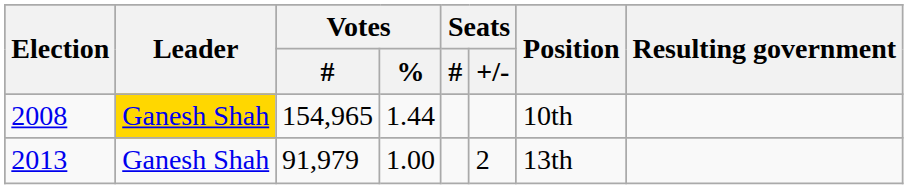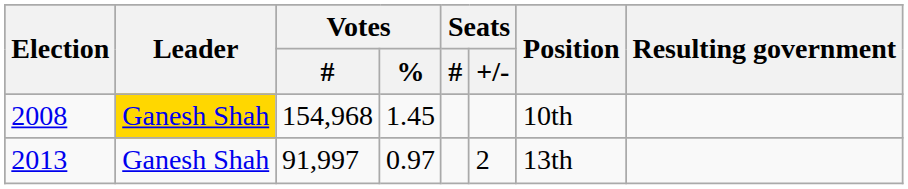(328, 115) 154,965 -> (328, 115) 154,968
(411, 115) 1.44 -> (411, 115) 1.45
(321, 159) 91,979 -> (321, 159) 91,997
(411, 159) 1.00 -> (411, 159) 0.97
